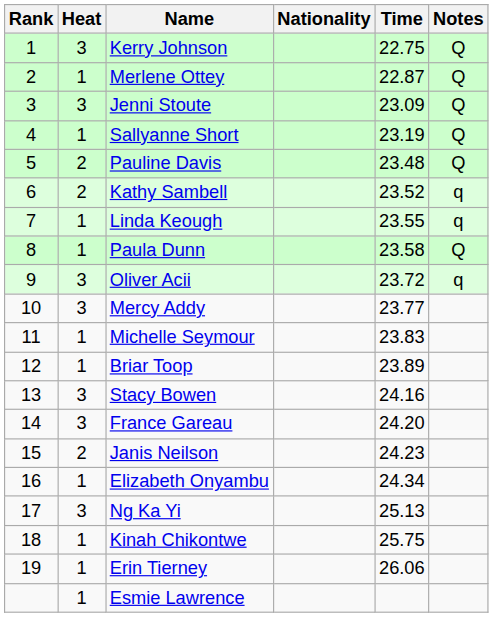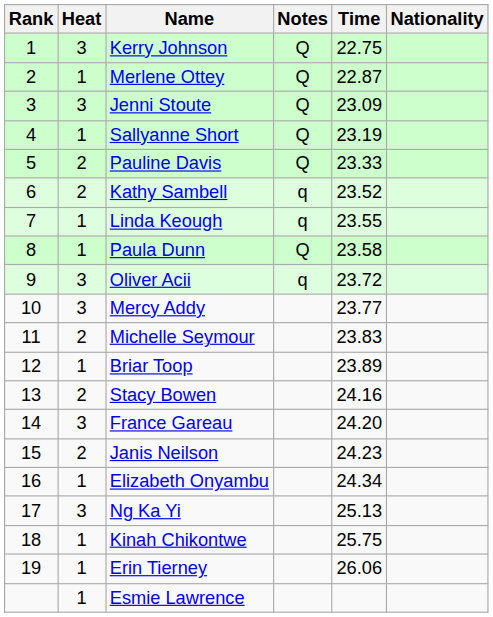columns swapped: (324, 18) <-> (458, 18)
(402, 163) 23.48 -> (359, 163) 23.33
(82, 337) 1 -> (82, 337) 2
(82, 395) 3 -> (82, 395) 2
